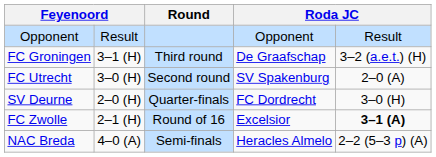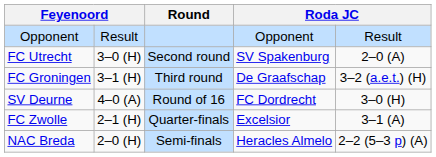rows swapped: (40, 78) <-> (49, 57)
(119, 99) 2–0 (H) -> (119, 99) 4–0 (A)
(189, 99) Quarter-finals -> (189, 99) Round of 16
(189, 120) Round of 16 -> (189, 120) Quarter-finals
(383, 120) bold -> (383, 120) normal
(119, 141) 4–0 (A) -> (119, 141) 2–0 (H)
